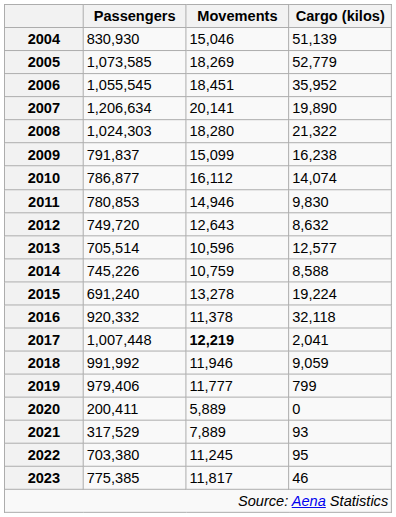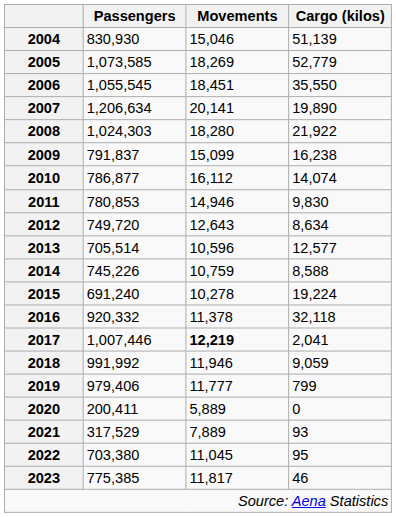(315, 86) 35,952 -> (315, 86) 35,550
(315, 132) 21,322 -> (315, 132) 21,922
(310, 224) 8,632 -> (310, 224) 8,634
(212, 293) 13,278 -> (212, 293) 10,278
(119, 340) 1,007,448 -> (119, 340) 1,007,446
(211, 455) 11,245 -> (211, 455) 11,045
